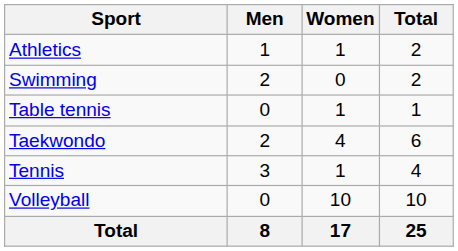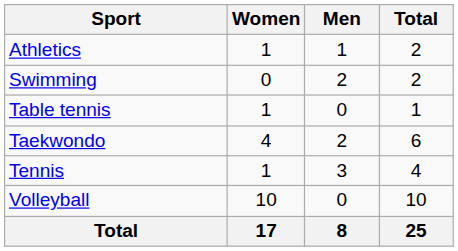columns swapped: (265, 19) <-> (340, 19)
